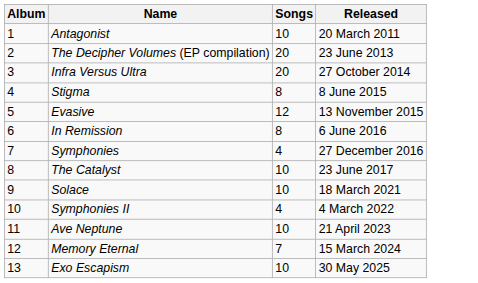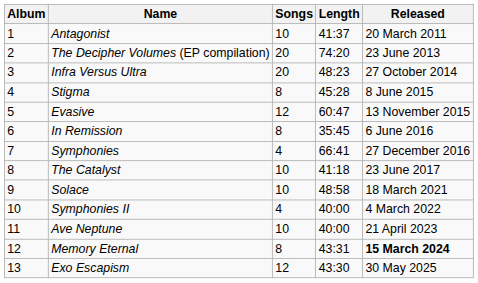+ column: (339, 14)
(279, 248) 7 -> (279, 248) 8
(360, 248) normal -> (408, 248) bold
(282, 268) 10 -> (282, 268) 12
